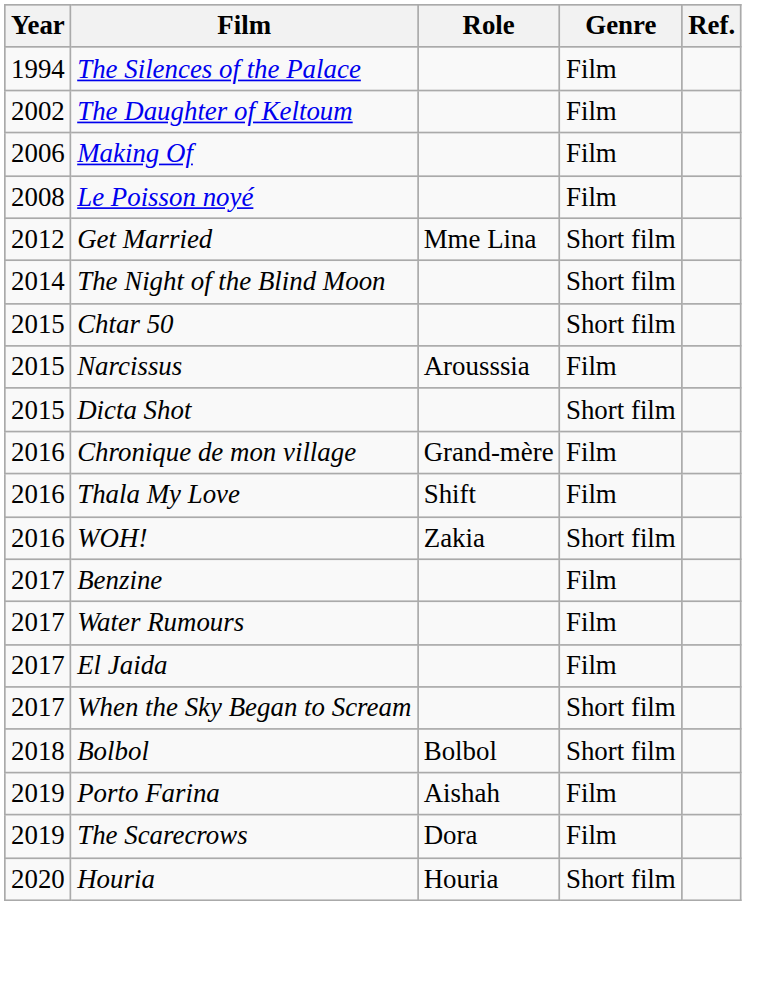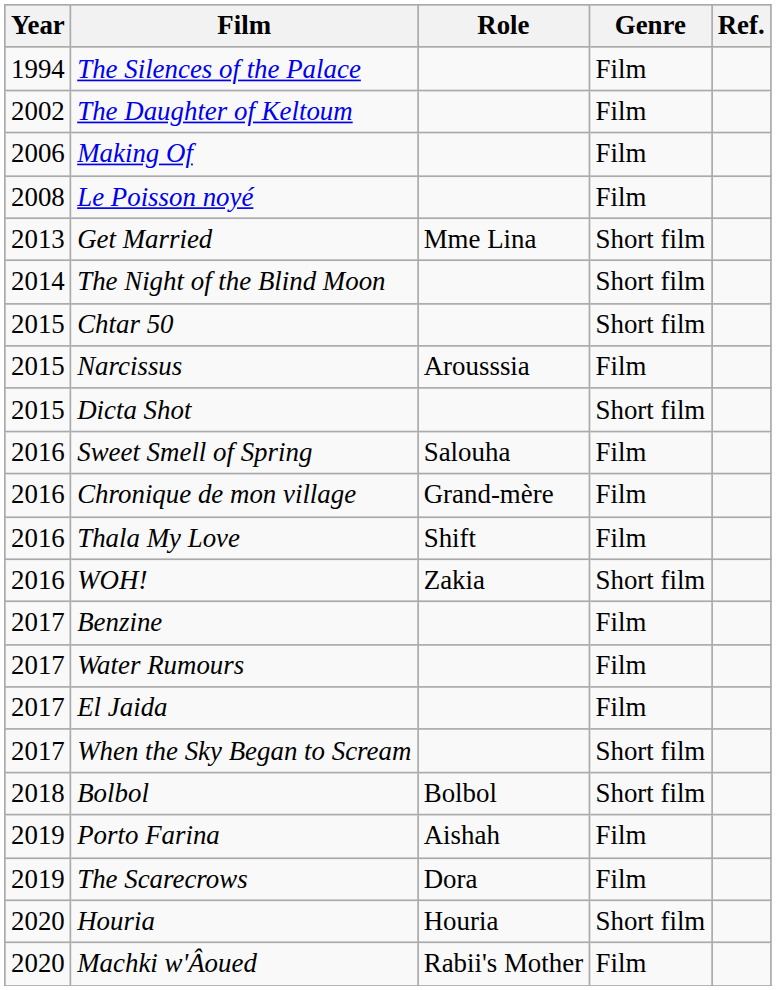(38, 238) 2012 -> (38, 238) 2013
+ row: (195, 452)
+ row: (167, 963)
